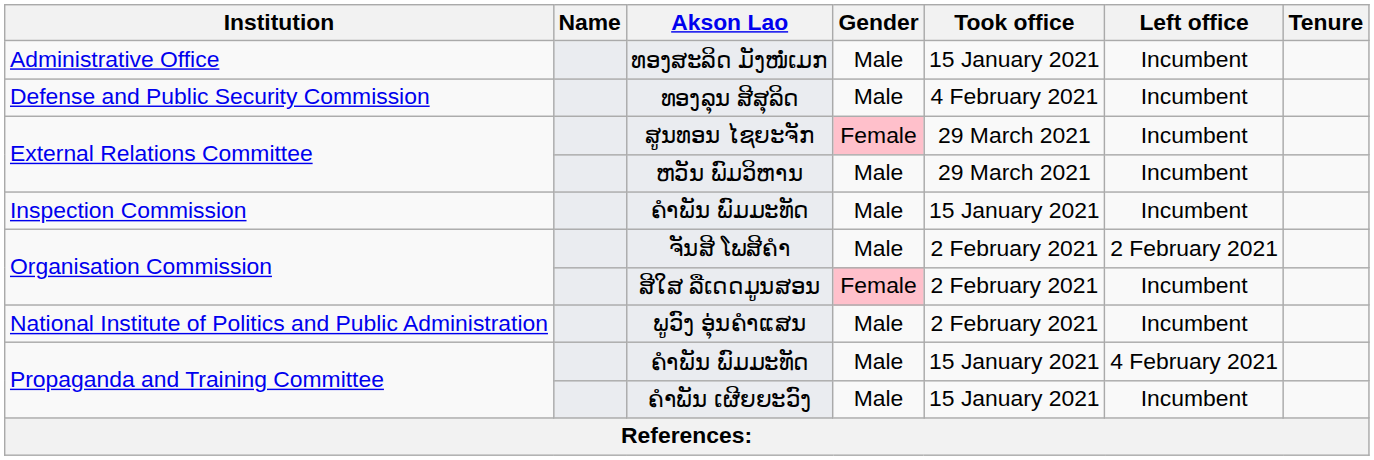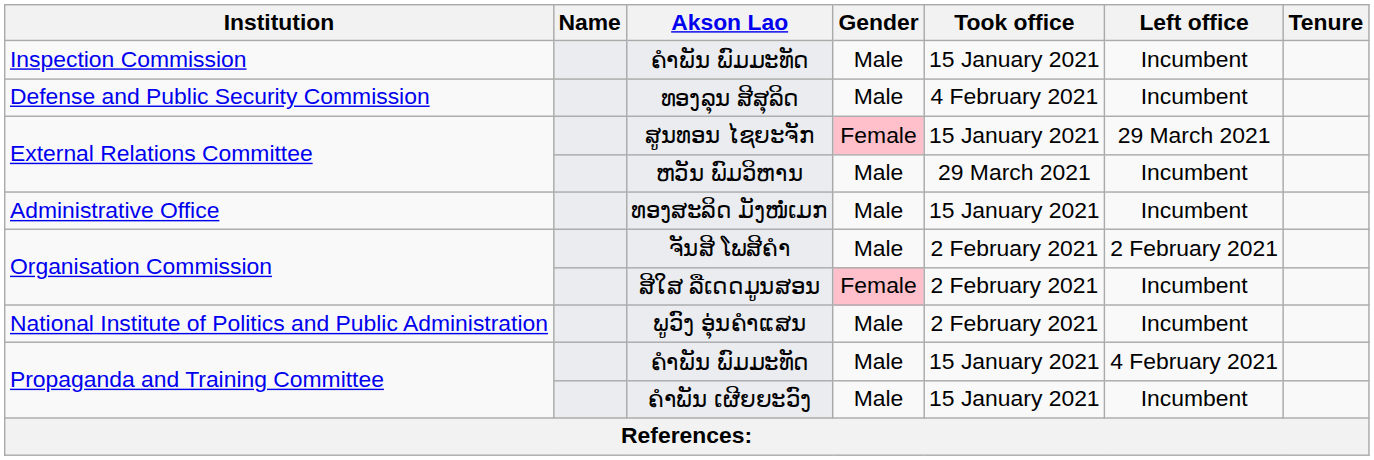rows swapped: (115, 59) <-> (128, 210)
(1014, 135) 29 March 2021 -> (1014, 135) 15 January 2021
(1194, 135) Incumbent -> (1194, 135) 29 March 2021
